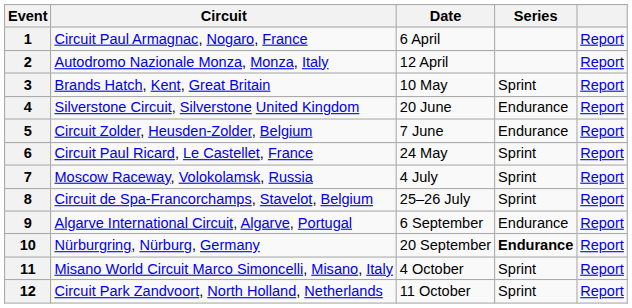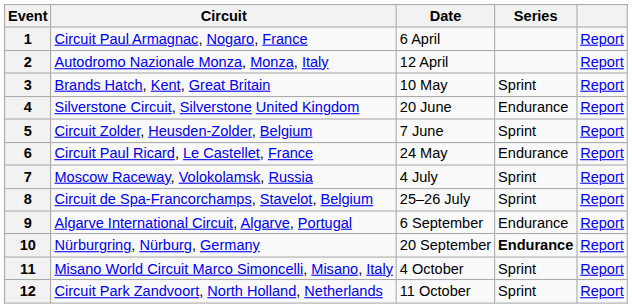(533, 130) Endurance -> (517, 130) Sprint
(517, 153) Sprint -> (533, 153) Endurance
